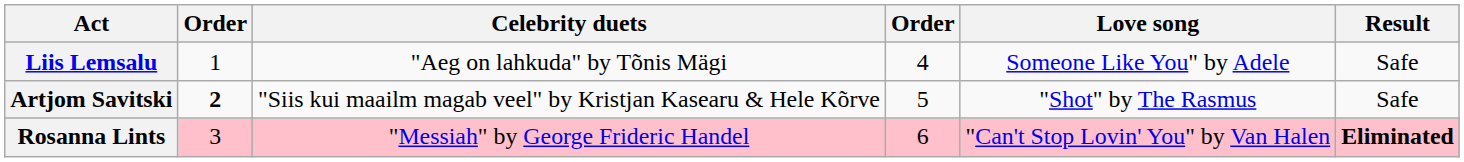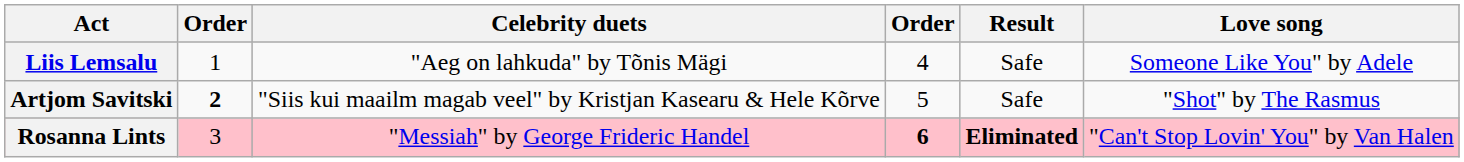columns swapped: (1148, 23) <-> (1397, 23)
(923, 136) normal -> (923, 136) bold
